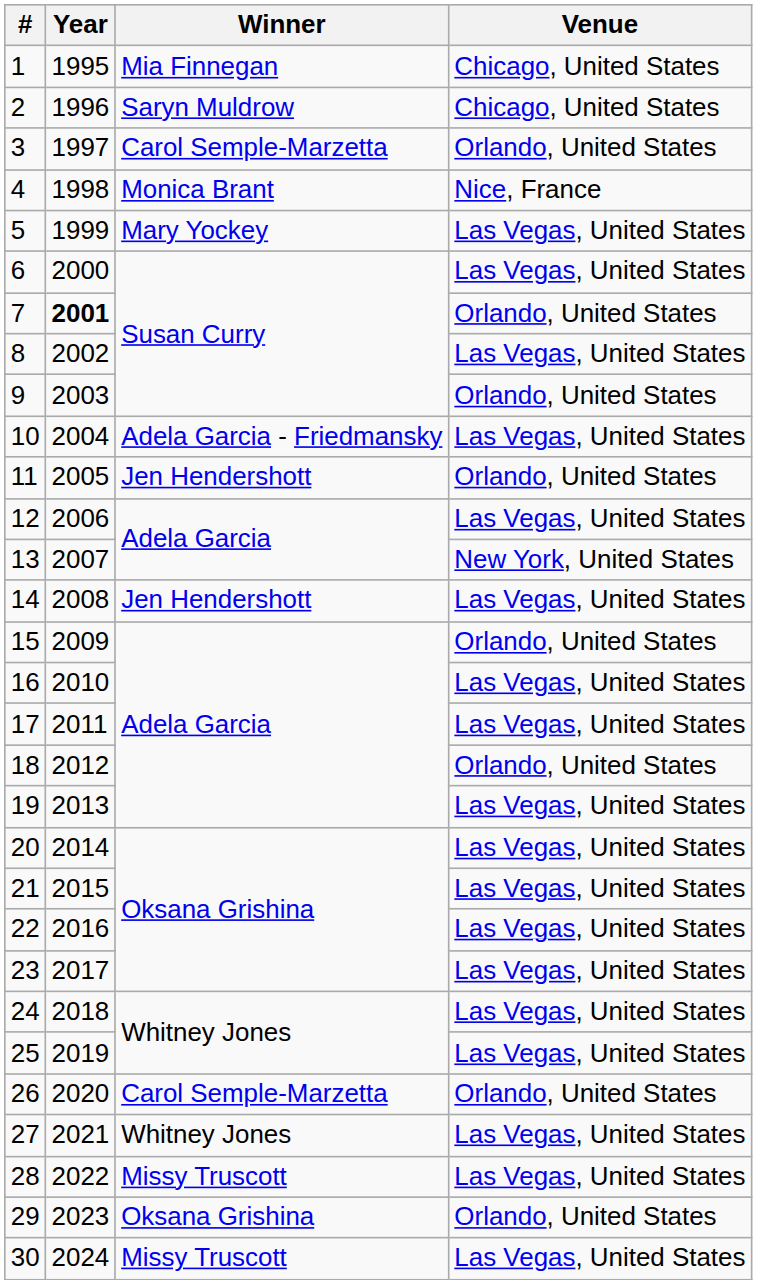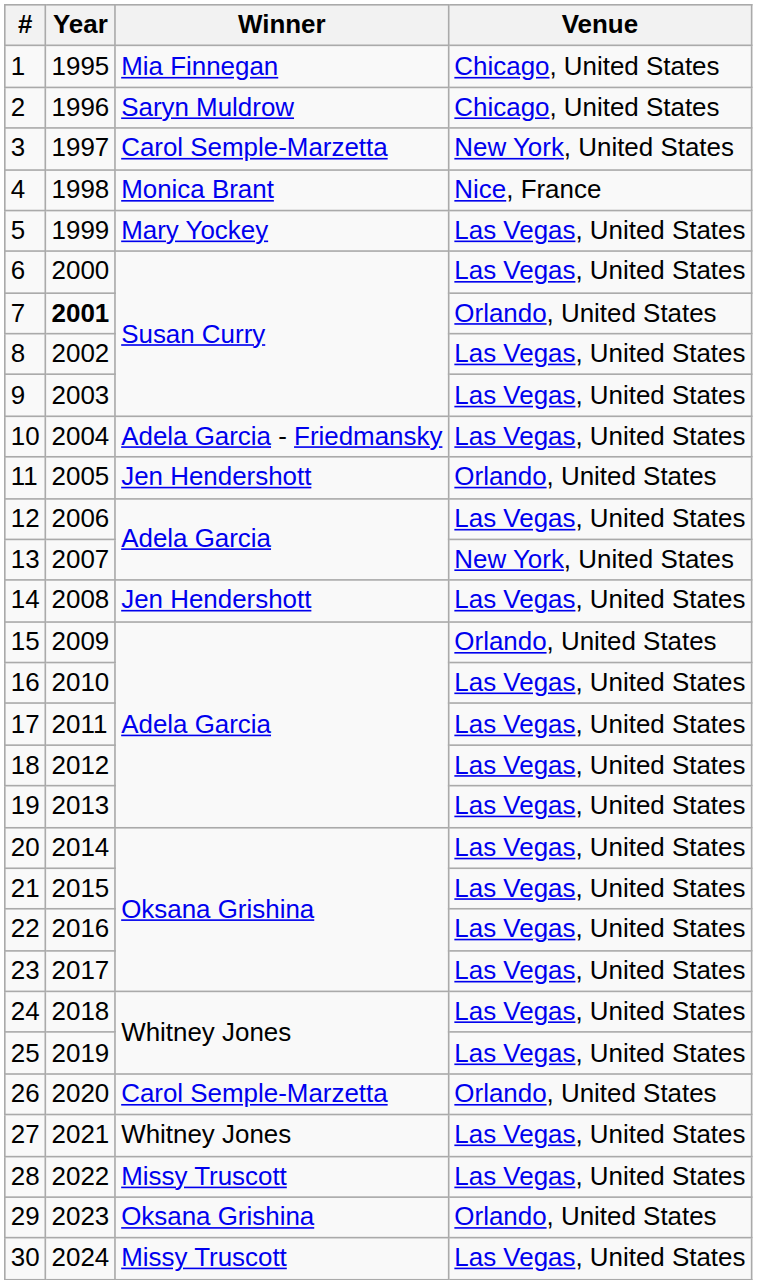(585, 148) Orlando, United States -> (594, 148) New York, United States
(585, 395) Orlando, United States -> (600, 395) Las Vegas, United States
(585, 764) Orlando, United States -> (600, 764) Las Vegas, United States
